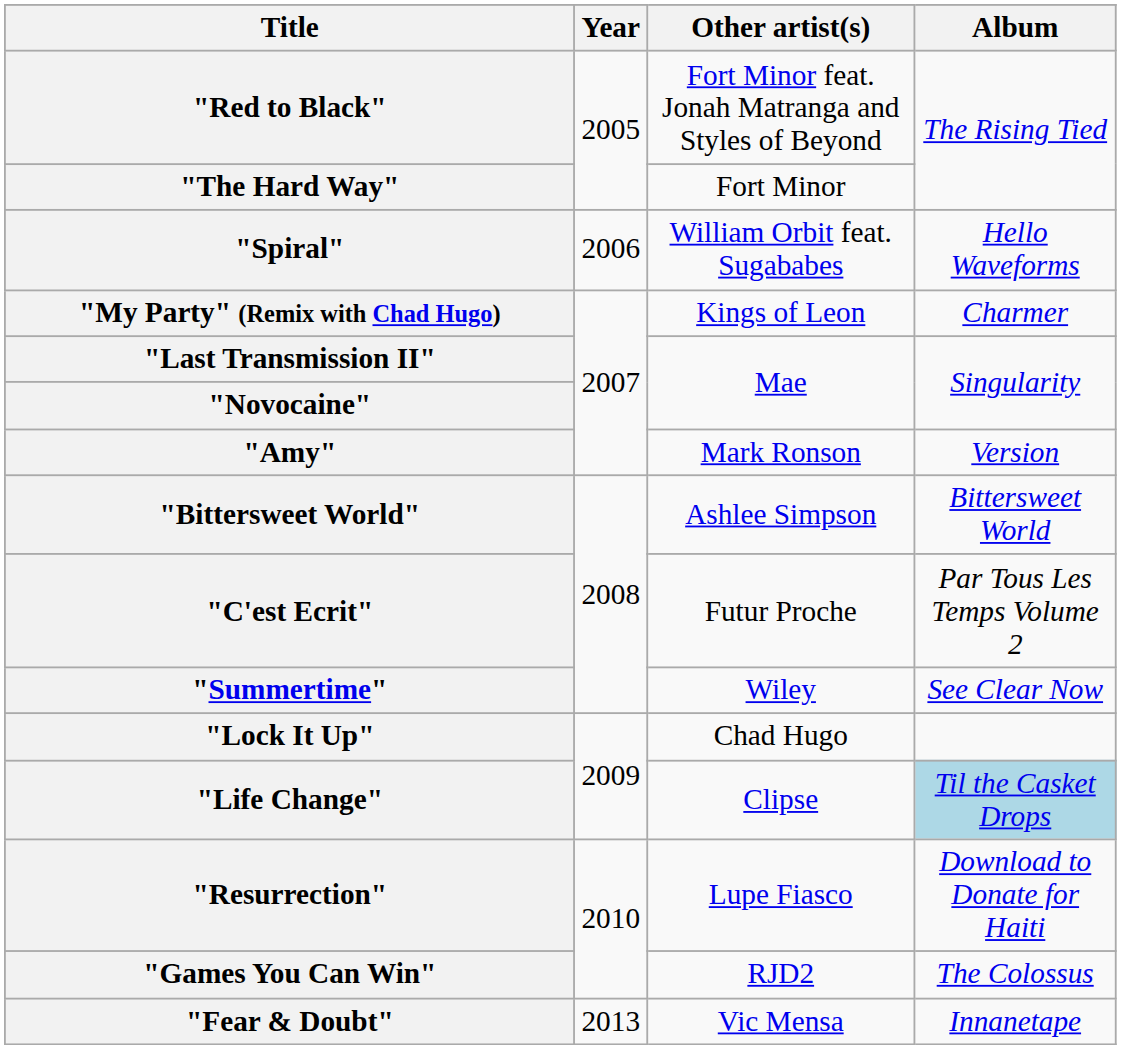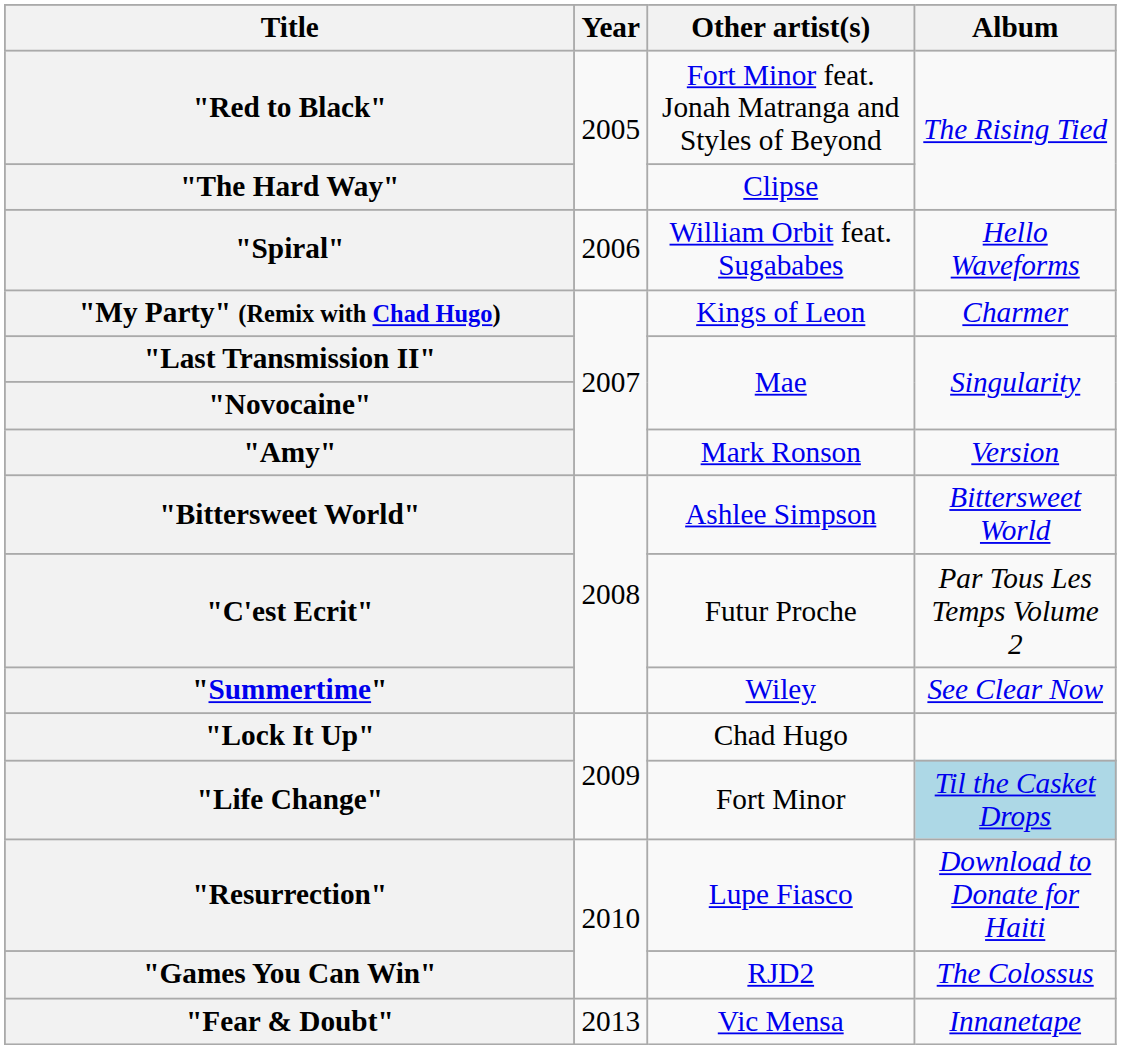(781, 186) Fort Minor -> (781, 186) Clipse
(781, 799) Clipse -> (781, 799) Fort Minor
